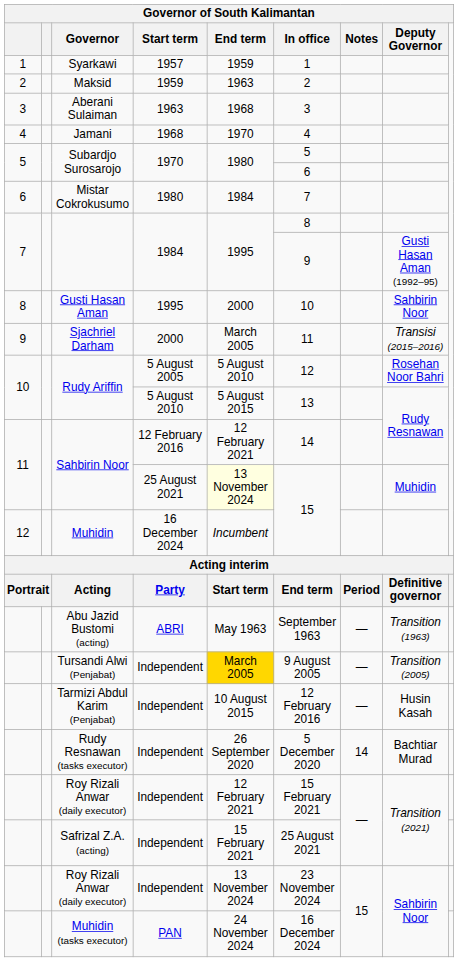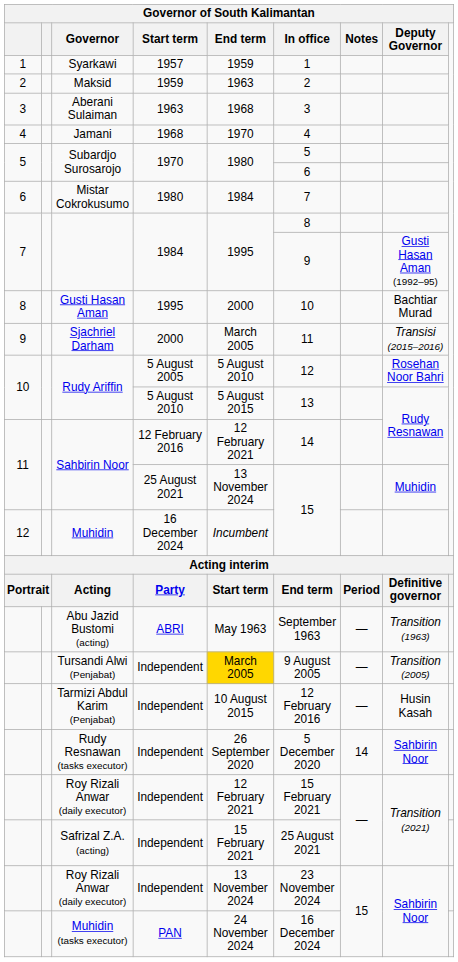(415, 307) Sahbirin Noor -> (415, 307) Bachtiar Murad
(240, 487) lightyellow background -> (240, 487) no background
(415, 752) Bachtiar Murad -> (415, 752) Sahbirin Noor
